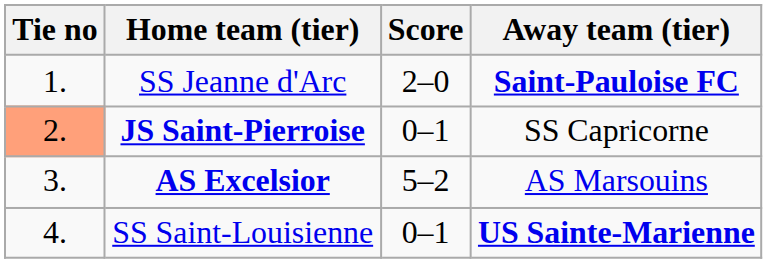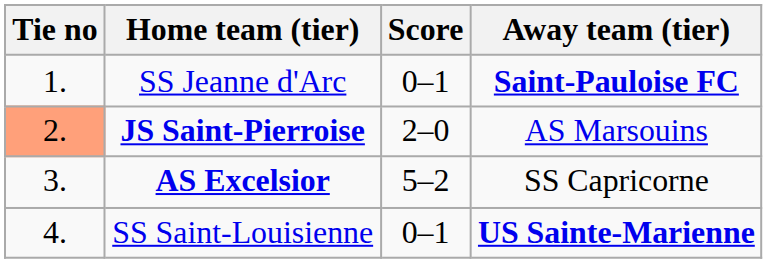(426, 80) 2–0 -> (426, 80) 0–1
(426, 130) 0–1 -> (426, 130) 2–0
(616, 130) SS Capricorne -> (616, 130) AS Marsouins
(616, 181) AS Marsouins -> (616, 181) SS Capricorne
